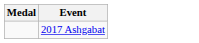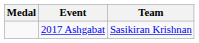+ column: (151, 13)
